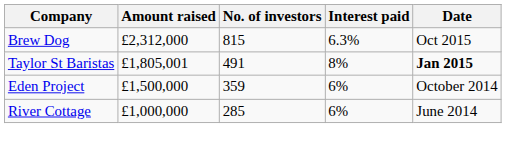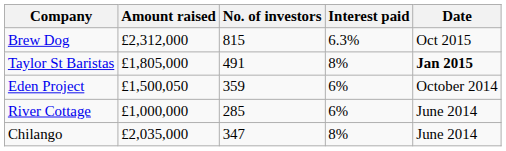(155, 63) £1,805,001 -> (155, 63) £1,805,000
(155, 87) £1,500,000 -> (155, 87) £1,500,050
+ row: (35, 134)
